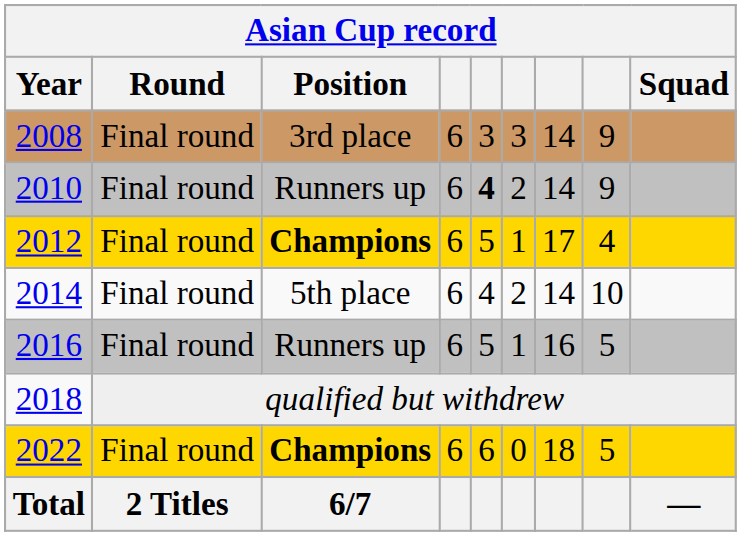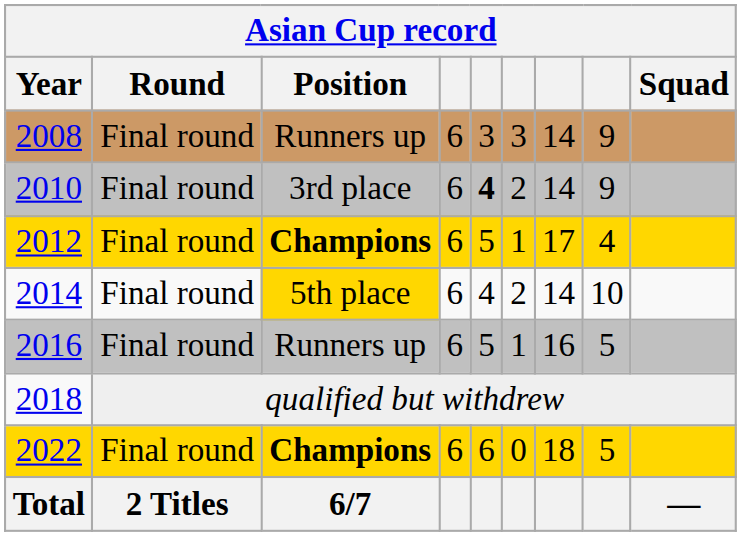(350, 135) 3rd place -> (350, 135) Runners up
(350, 188) Runners up -> (350, 188) 3rd place
(350, 293) no background -> (350, 293) gold background
